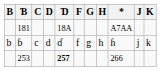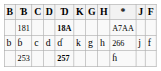columns swapped: (79, 12) <-> (150, 12)
(64, 28) normal -> (64, 27) bold
(113, 43) ɦ -> (118, 43) 266
(117, 59) 266 -> (115, 58) ɦ
